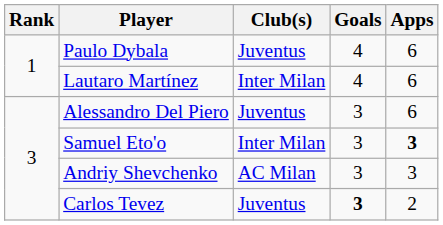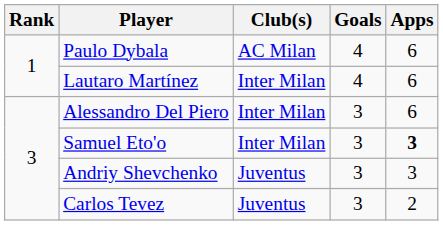(272, 50) Juventus -> (277, 50) AC Milan
(272, 111) Juventus -> (282, 111) Inter Milan
(277, 173) AC Milan -> (272, 173) Juventus
(358, 204) bold -> (358, 204) normal
